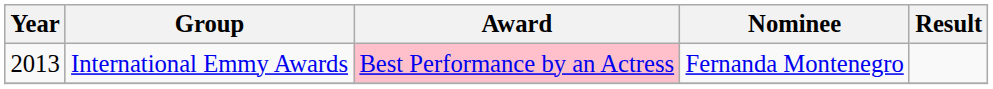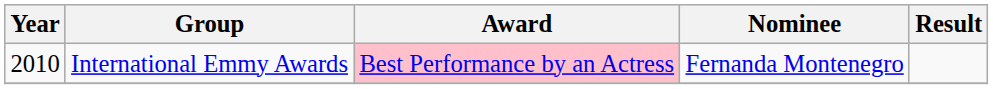(35, 63) 2013 -> (35, 63) 2010
